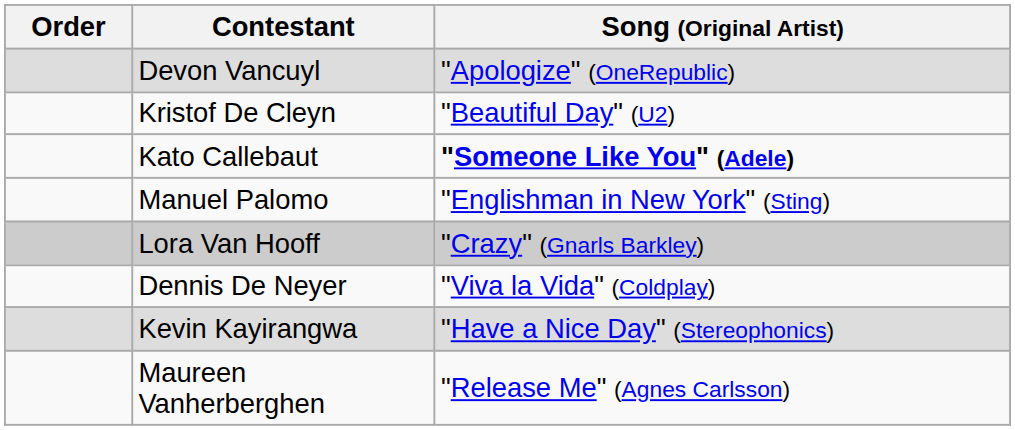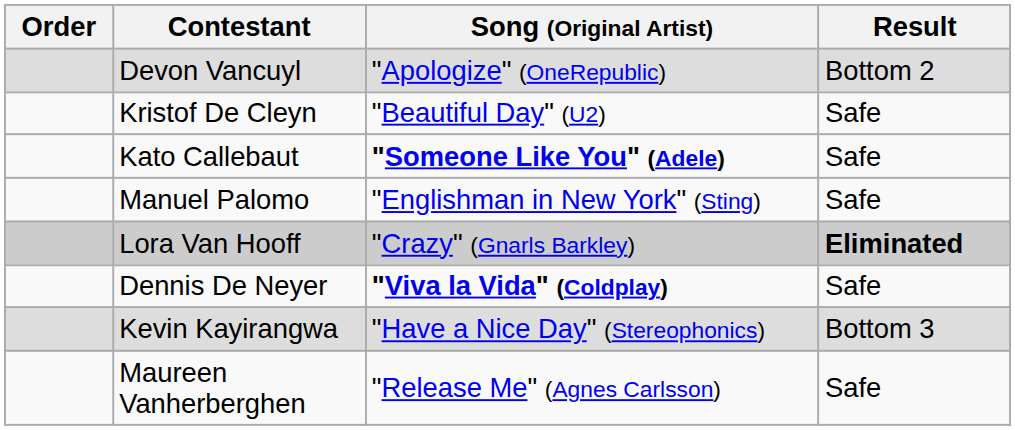+ column: (915, 27)
(578, 286) normal -> (520, 286) bold
